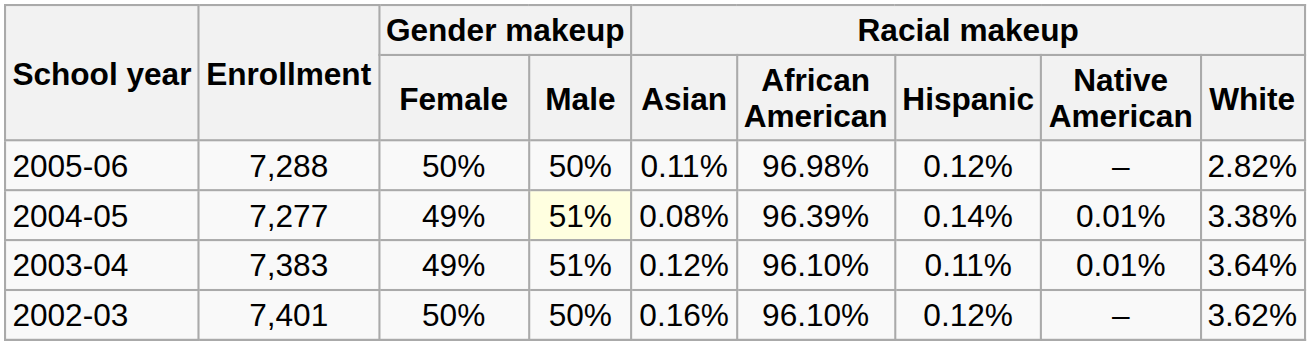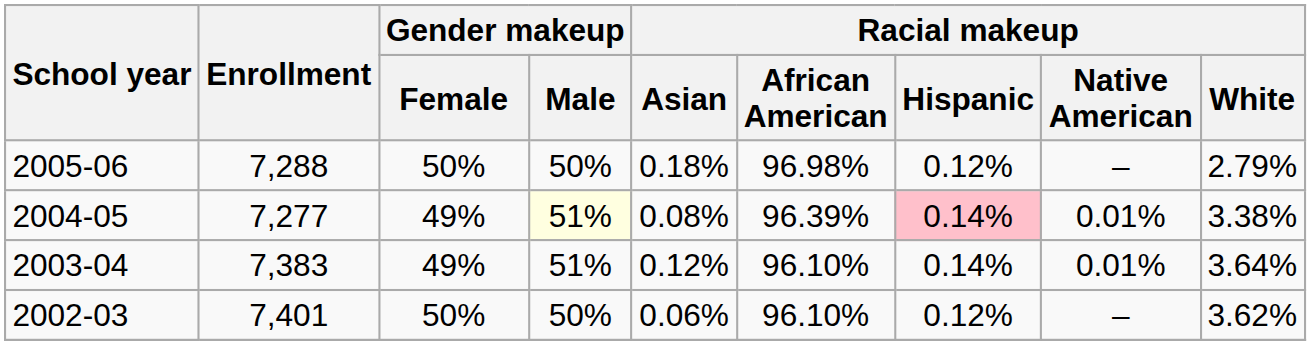(684, 166) 0.11% -> (684, 166) 0.18%
(1252, 166) 2.82% -> (1252, 166) 2.79%
(968, 216) no background -> (968, 216) pink background
(968, 266) 0.11% -> (968, 266) 0.14%
(684, 316) 0.16% -> (684, 316) 0.06%
